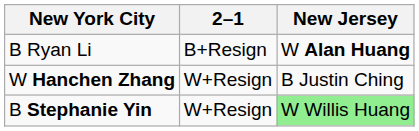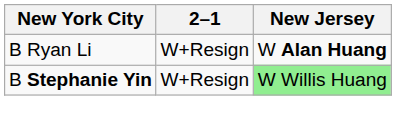(225, 49) B+Resign -> (205, 49) W+Resign
- row: (92, 79)
